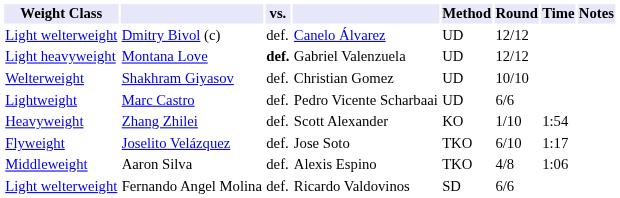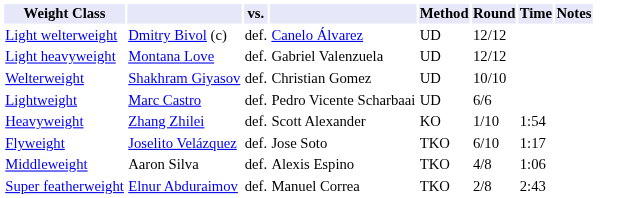(278, 57) bold -> (256, 57) normal
+ row: (183, 186)
- row: (192, 186)
